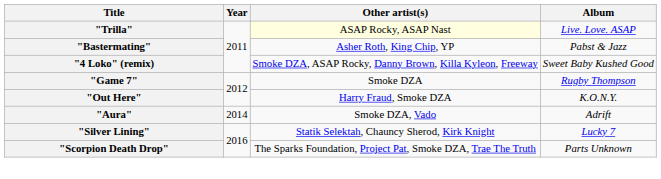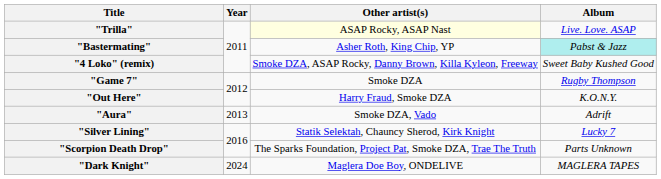(598, 47) no background -> (598, 47) paleturquoise background
(237, 115) 2014 -> (237, 115) 2013
+ row: (114, 166)
